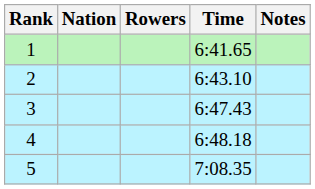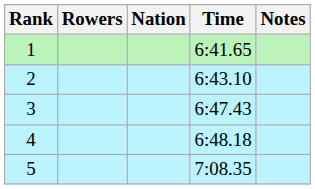columns swapped: (155, 19) <-> (89, 19)
